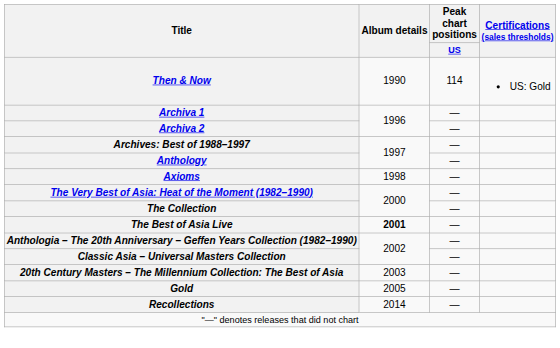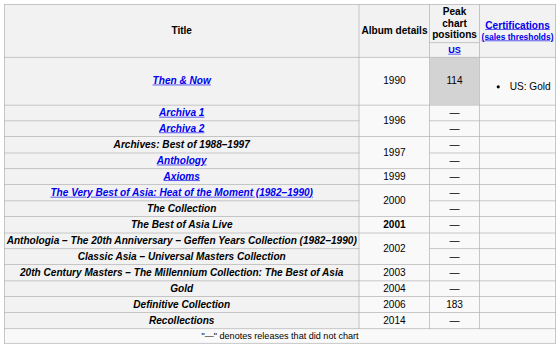(455, 81) no background -> (455, 81) lightgrey background
(394, 176) 1998 -> (394, 176) 1999
(394, 288) 2005 -> (394, 288) 2004
+ row: (182, 304)
